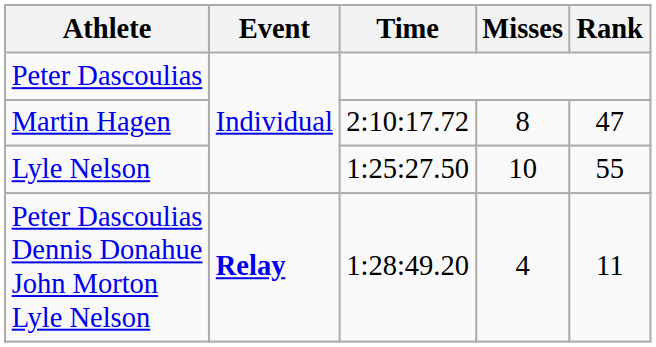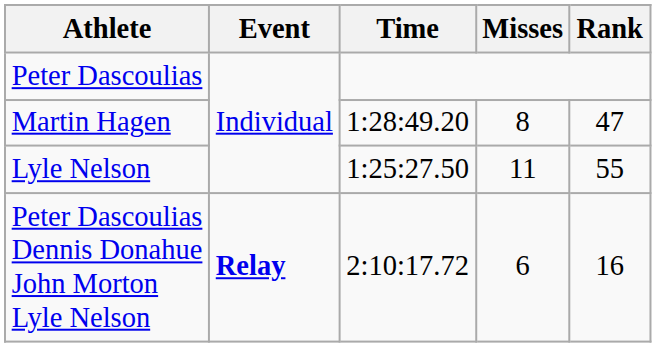(408, 122) 2:10:17.72 -> (408, 122) 1:28:49.20
(523, 169) 10 -> (523, 169) 11
(408, 266) 1:28:49.20 -> (408, 266) 2:10:17.72
(523, 266) 4 -> (523, 266) 6
(610, 266) 11 -> (610, 266) 16
